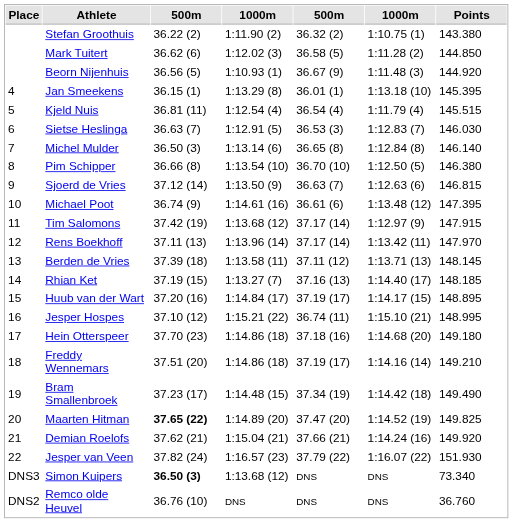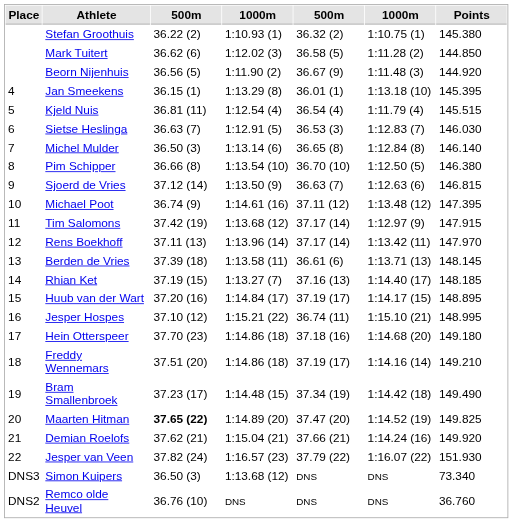(253, 34) 1:11.90 (2) -> (253, 34) 1:10.93 (1)
(460, 34) 143.380 -> (460, 34) 145.380
(253, 72) 1:10.93 (1) -> (253, 72) 1:11.90 (2)
(320, 204) 36.61 (6) -> (323, 204) 37.11 (12)
(323, 261) 37.11 (12) -> (320, 261) 36.61 (6)
(177, 476) bold -> (177, 476) normal
